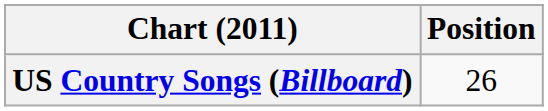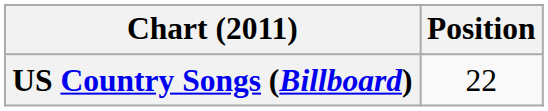(481, 79) 26 -> (481, 79) 22
